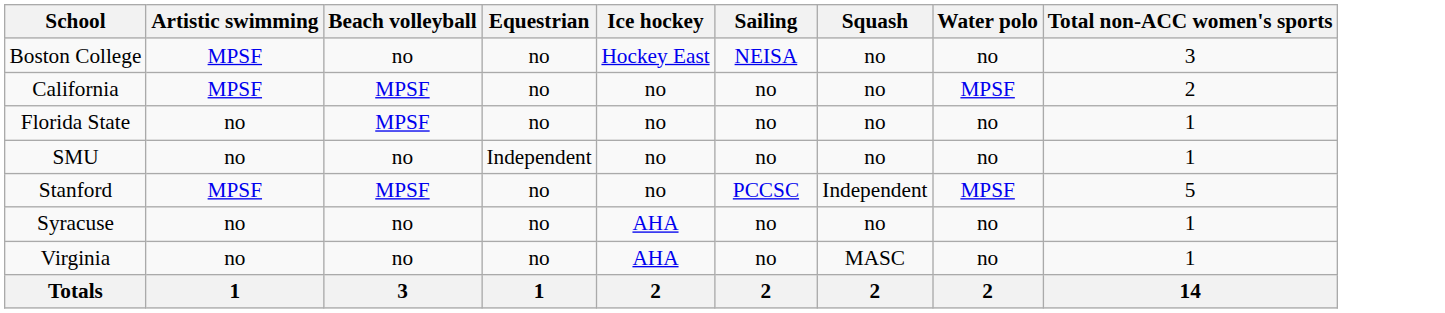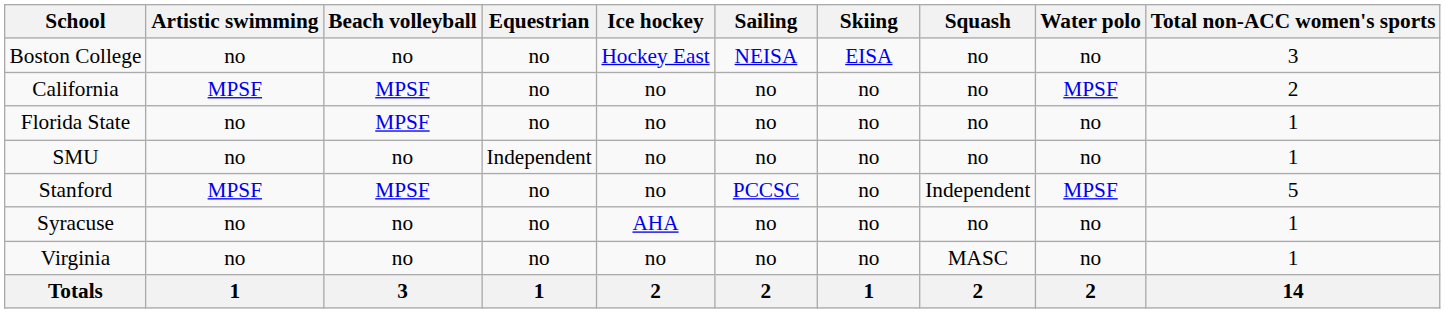+ column: (869, 21)
(235, 55) MPSF -> (235, 55) no
(656, 257) AHA -> (656, 257) no
